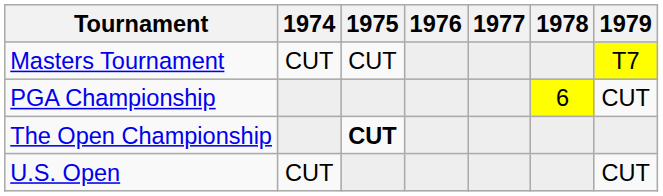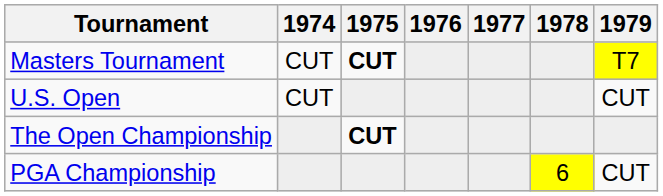(372, 61) normal -> (372, 61) bold
rows swapped: (65, 173) <-> (113, 98)
